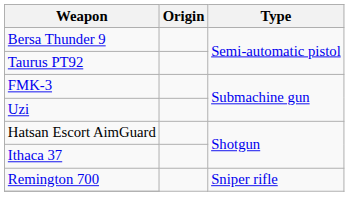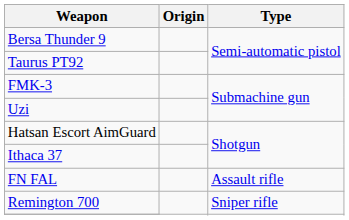+ row: (32, 179)
